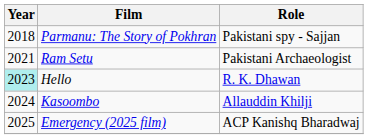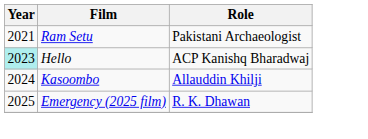- row: (129, 36)
(261, 79) R. K. Dhawan -> (241, 58) ACP Kanishq Bharadwaj
(291, 123) ACP Kanishq Bharadwaj -> (211, 101) R. K. Dhawan
